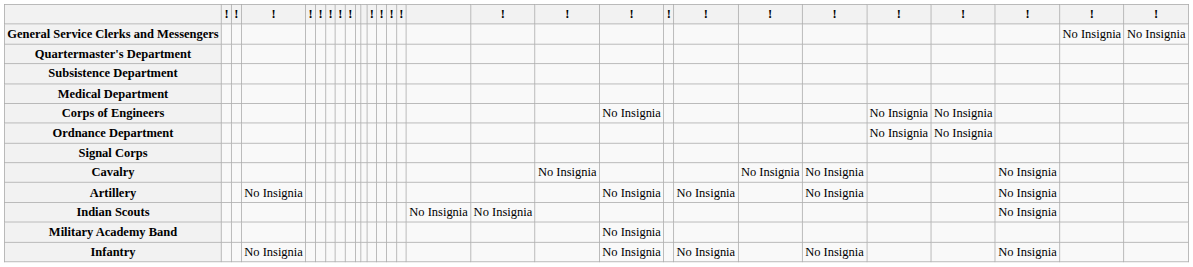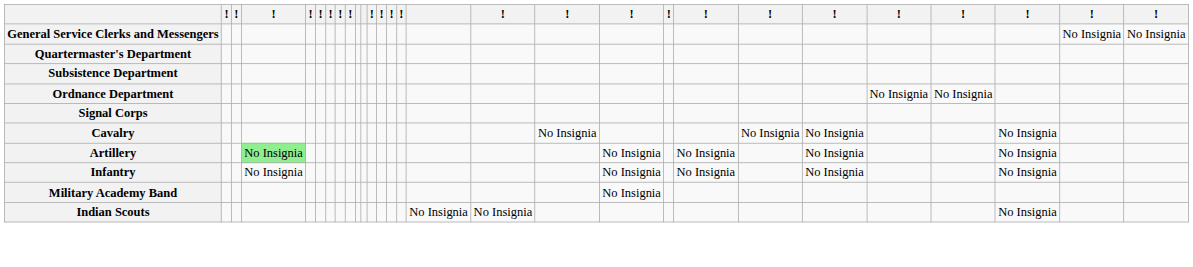- row: (113, 93)
- row: (113, 113)
(274, 192) no background -> (274, 152) lightgreen background
rows swapped: (113, 251) <-> (113, 212)
